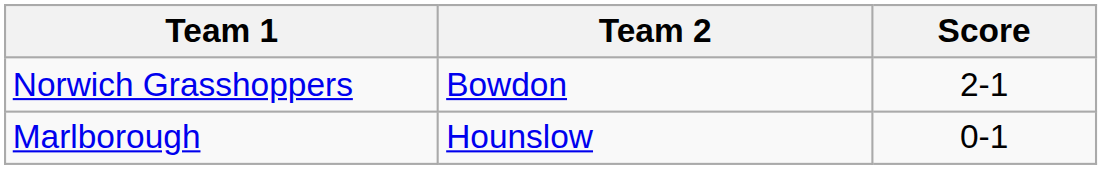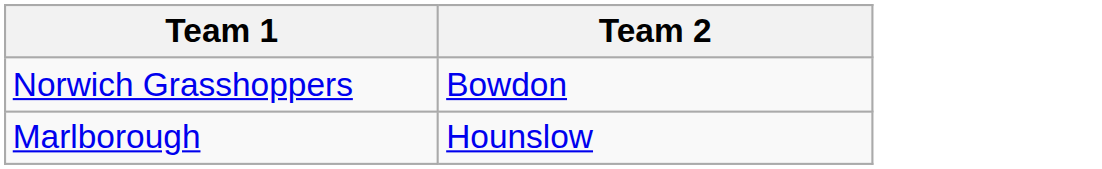- column: (984, 31)
